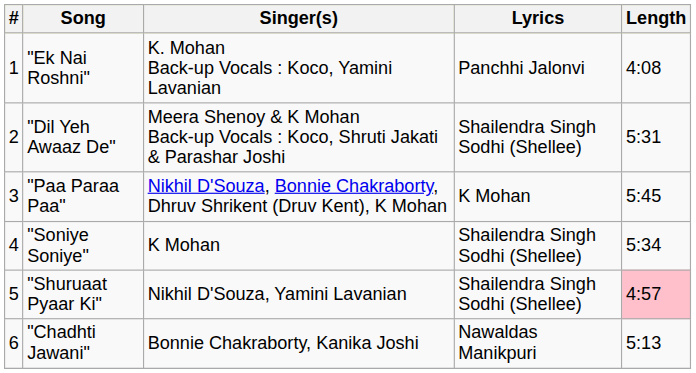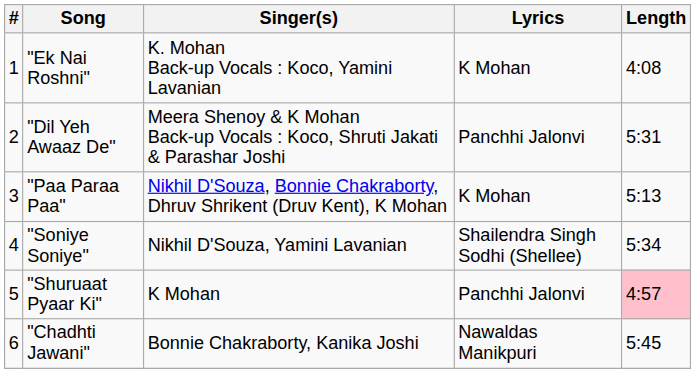(522, 67) Panchhi Jalonvi -> (494, 67) K Mohan
(527, 137) Shailendra Singh Sodhi (Shellee) -> (522, 137) Panchhi Jalonvi
(644, 196) 5:45 -> (644, 196) 5:13
(184, 245) K Mohan -> (277, 245) Nikhil D'Souza, Yamini Lavanian
(277, 294) Nikhil D'Souza, Yamini Lavanian -> (184, 294) K Mohan
(527, 294) Shailendra Singh Sodhi (Shellee) -> (522, 294) Panchhi Jalonvi
(644, 343) 5:13 -> (644, 343) 5:45
